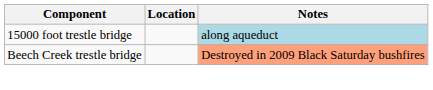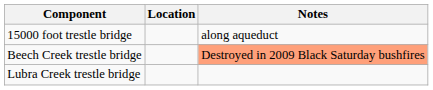(240, 34) lightblue background -> (240, 34) no background
+ row: (74, 74)
